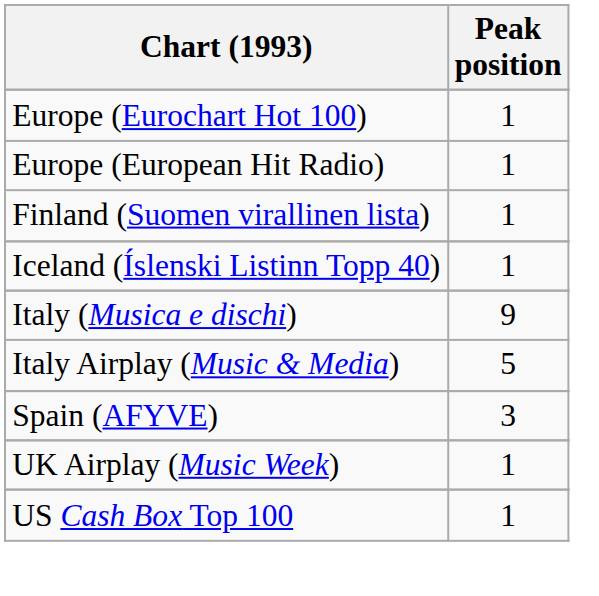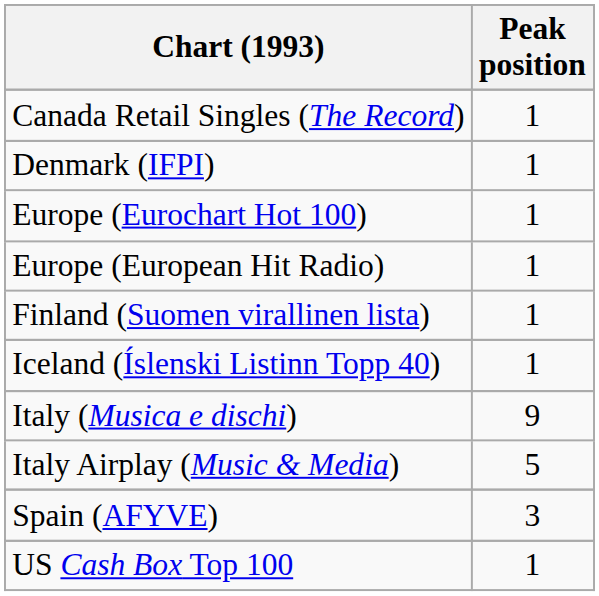+ row: (238, 114)
+ row: (113, 164)
- row: (176, 464)
